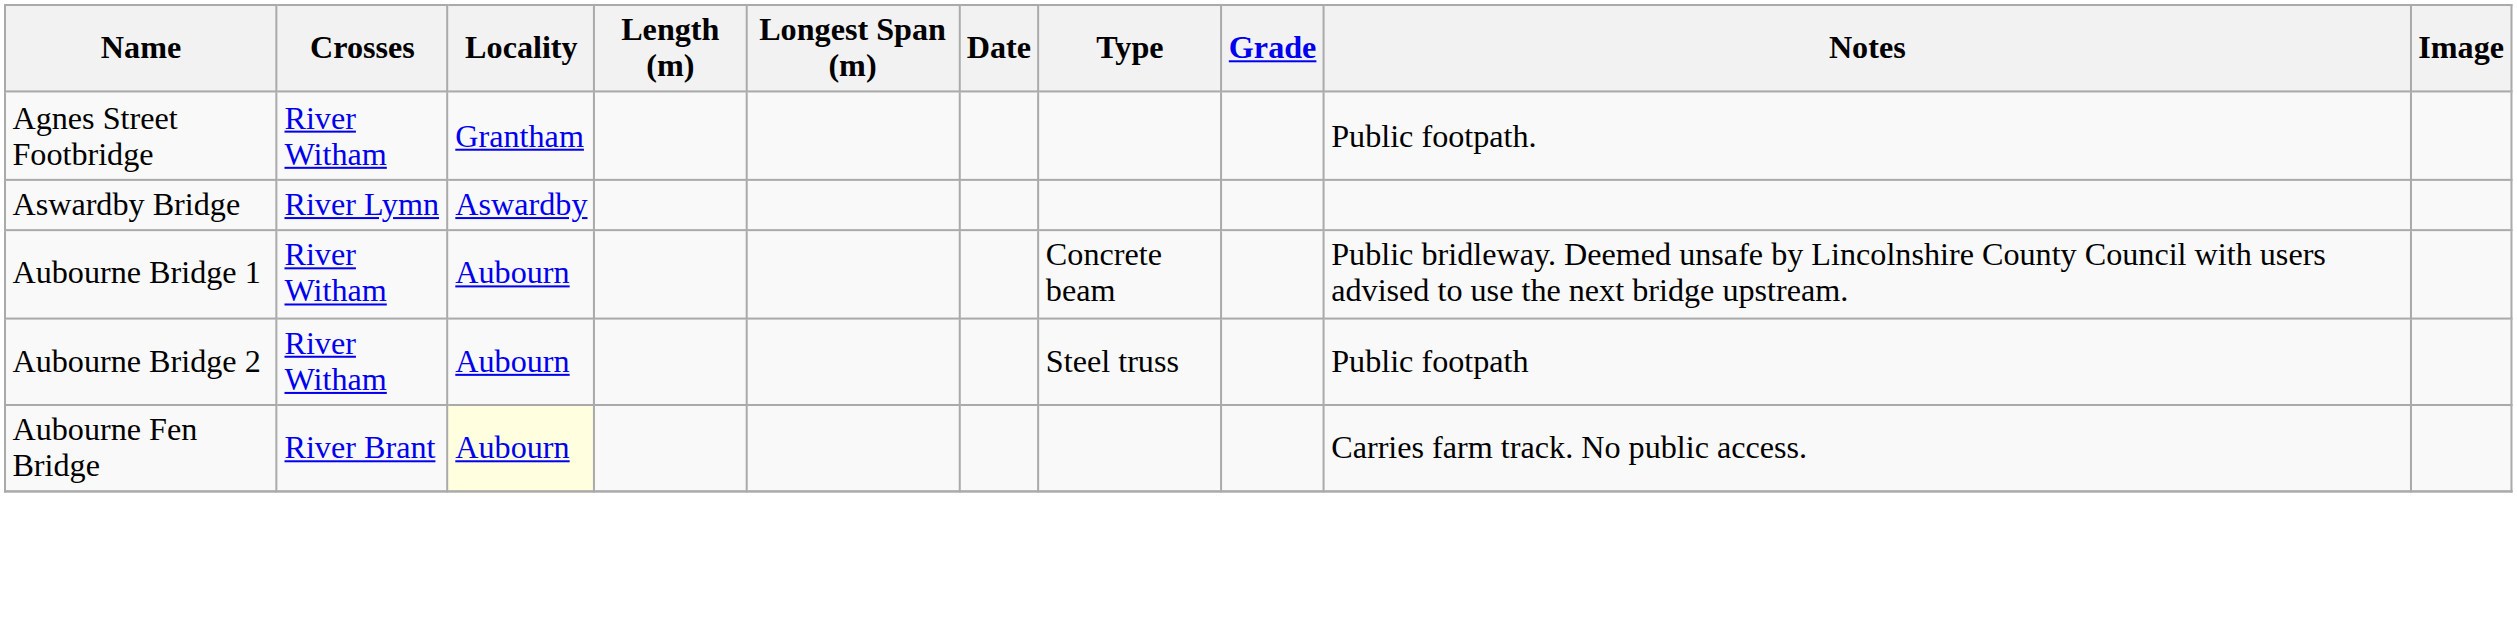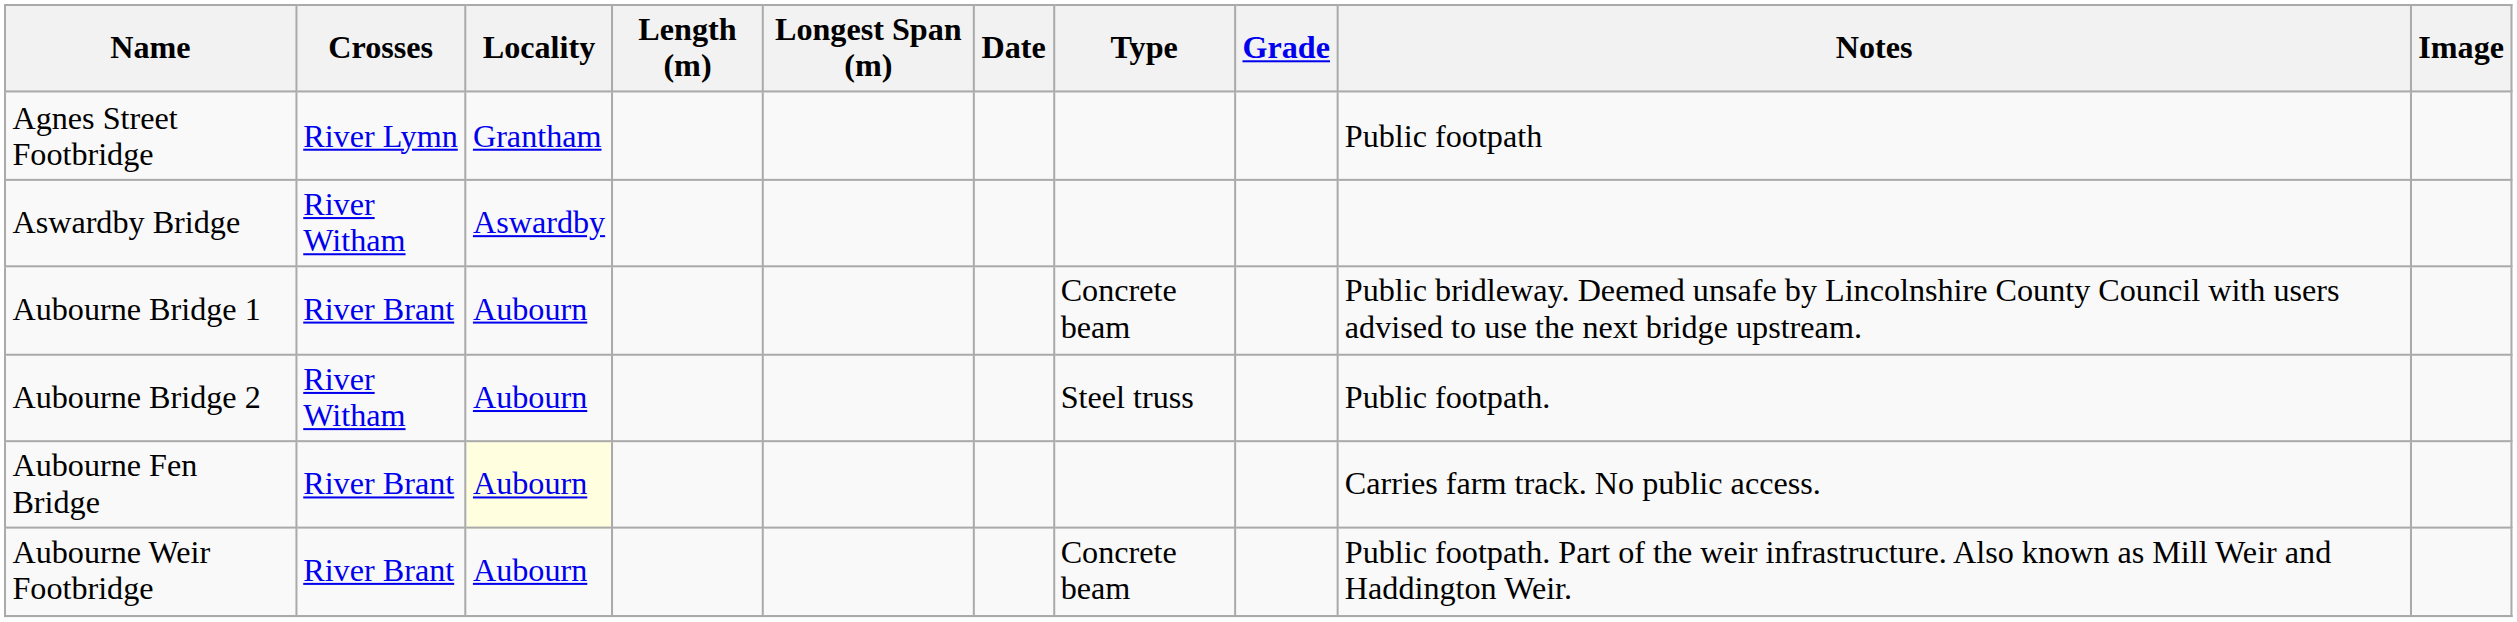(336, 135) River Witham -> (381, 135) River Lymn
(1434, 135) Public footpath. -> (1444, 135) Public footpath
(362, 204) River Lymn -> (354, 222) River Witham
(336, 273) River Witham -> (379, 309) River Brant
(1430, 360) Public footpath -> (1448, 396) Public footpath.
+ row: (111, 571)
